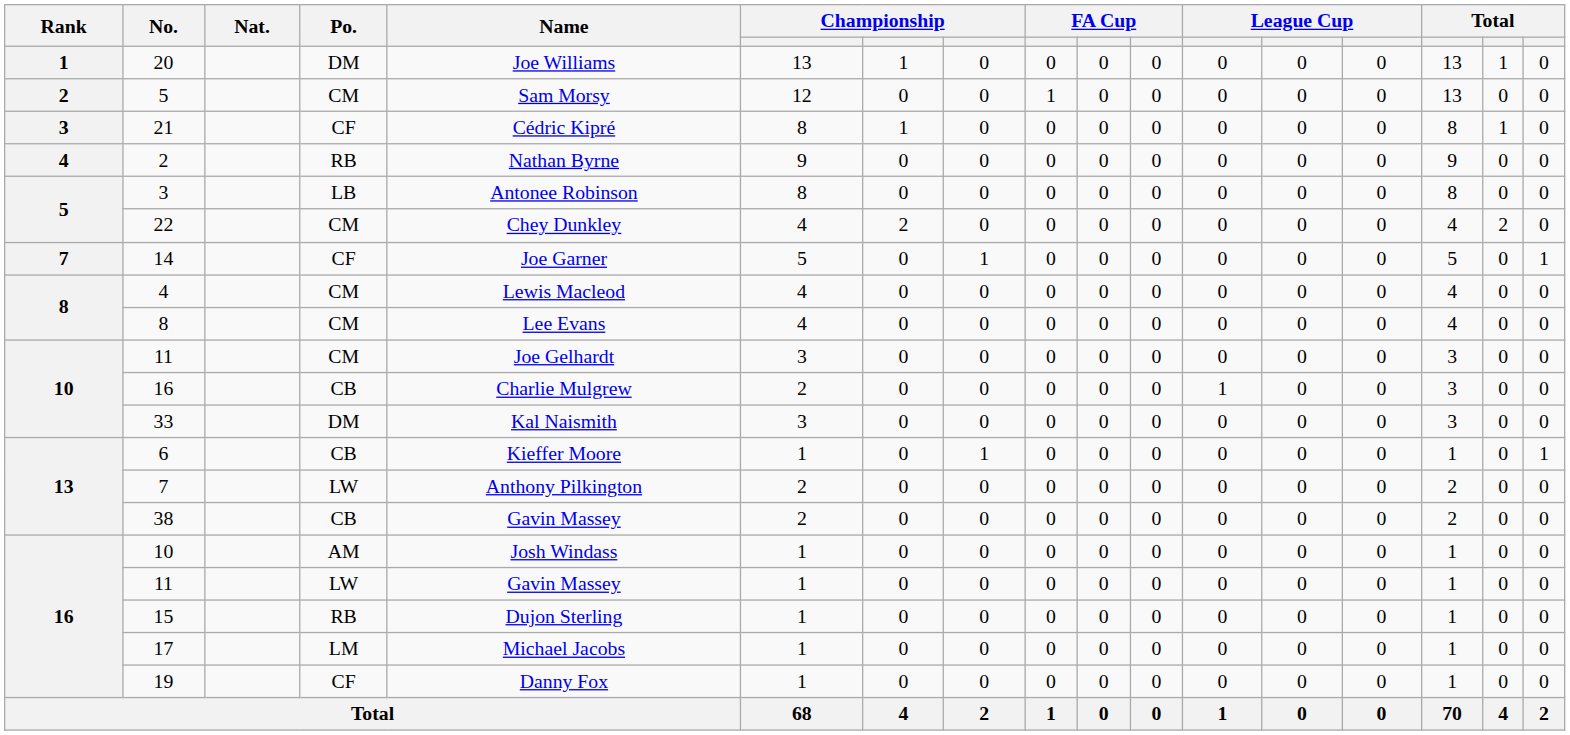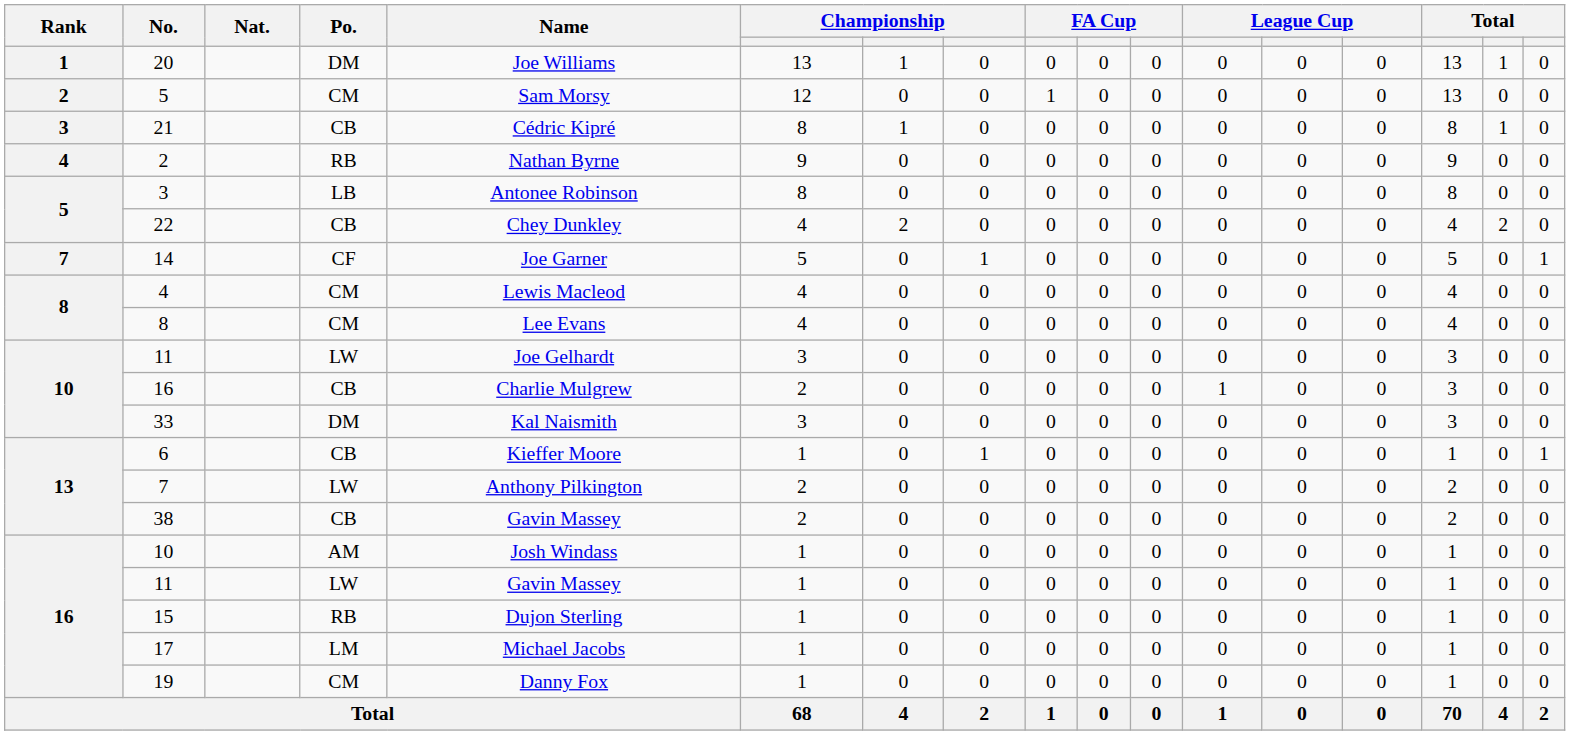(344, 127) CF -> (344, 127) CB
(344, 225) CM -> (344, 225) CB
(344, 355) CM -> (344, 355) LW
(344, 681) CF -> (344, 681) CM
